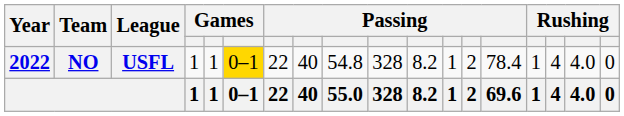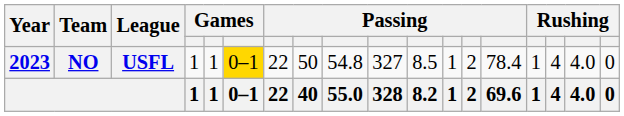(30, 62) 2022 -> (30, 62) 2023
(308, 62) 40 -> (308, 62) 50
(388, 62) 328 -> (388, 62) 327
(425, 62) 8.2 -> (425, 62) 8.5
